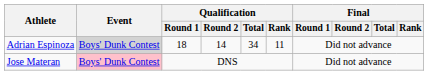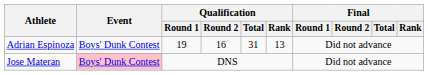(119, 45) lightgrey background -> (119, 45) no background
(182, 45) 18 -> (182, 45) 19
(221, 45) 14 -> (221, 45) 16
(253, 45) 34 -> (253, 45) 31
(279, 45) 11 -> (279, 45) 13
